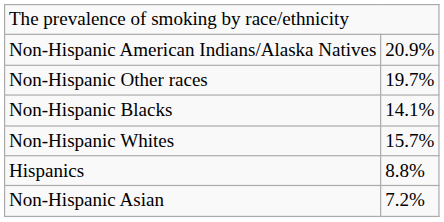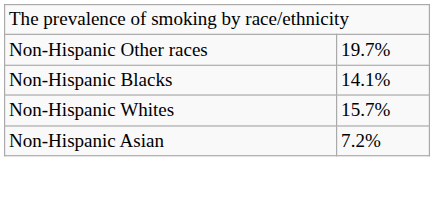- row: (193, 49)
- row: (47, 170)
